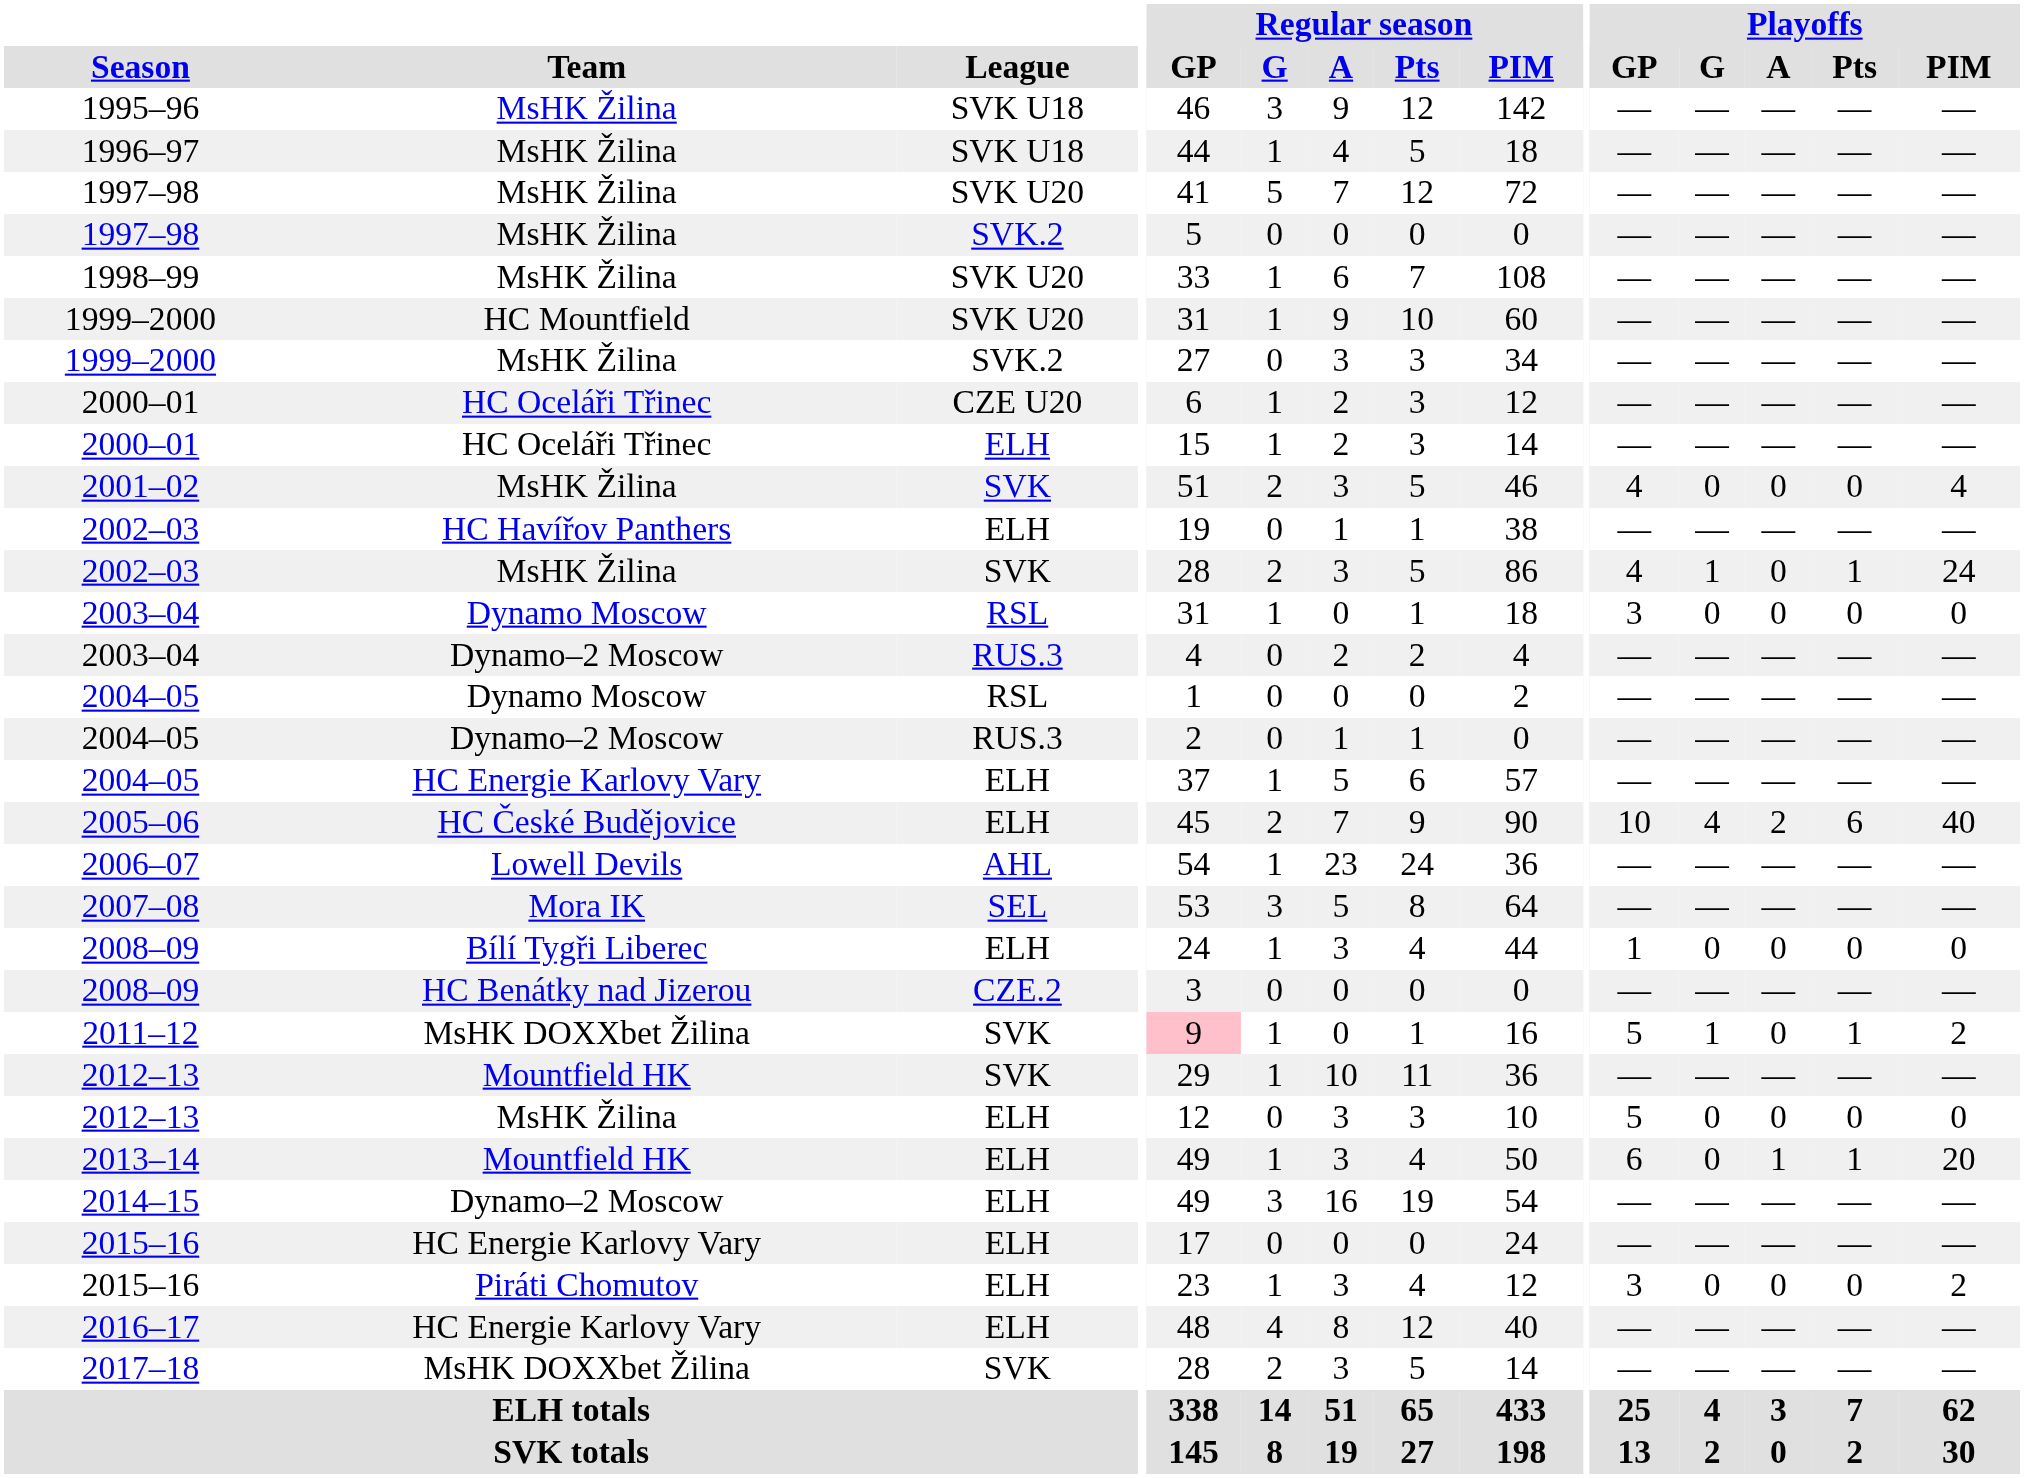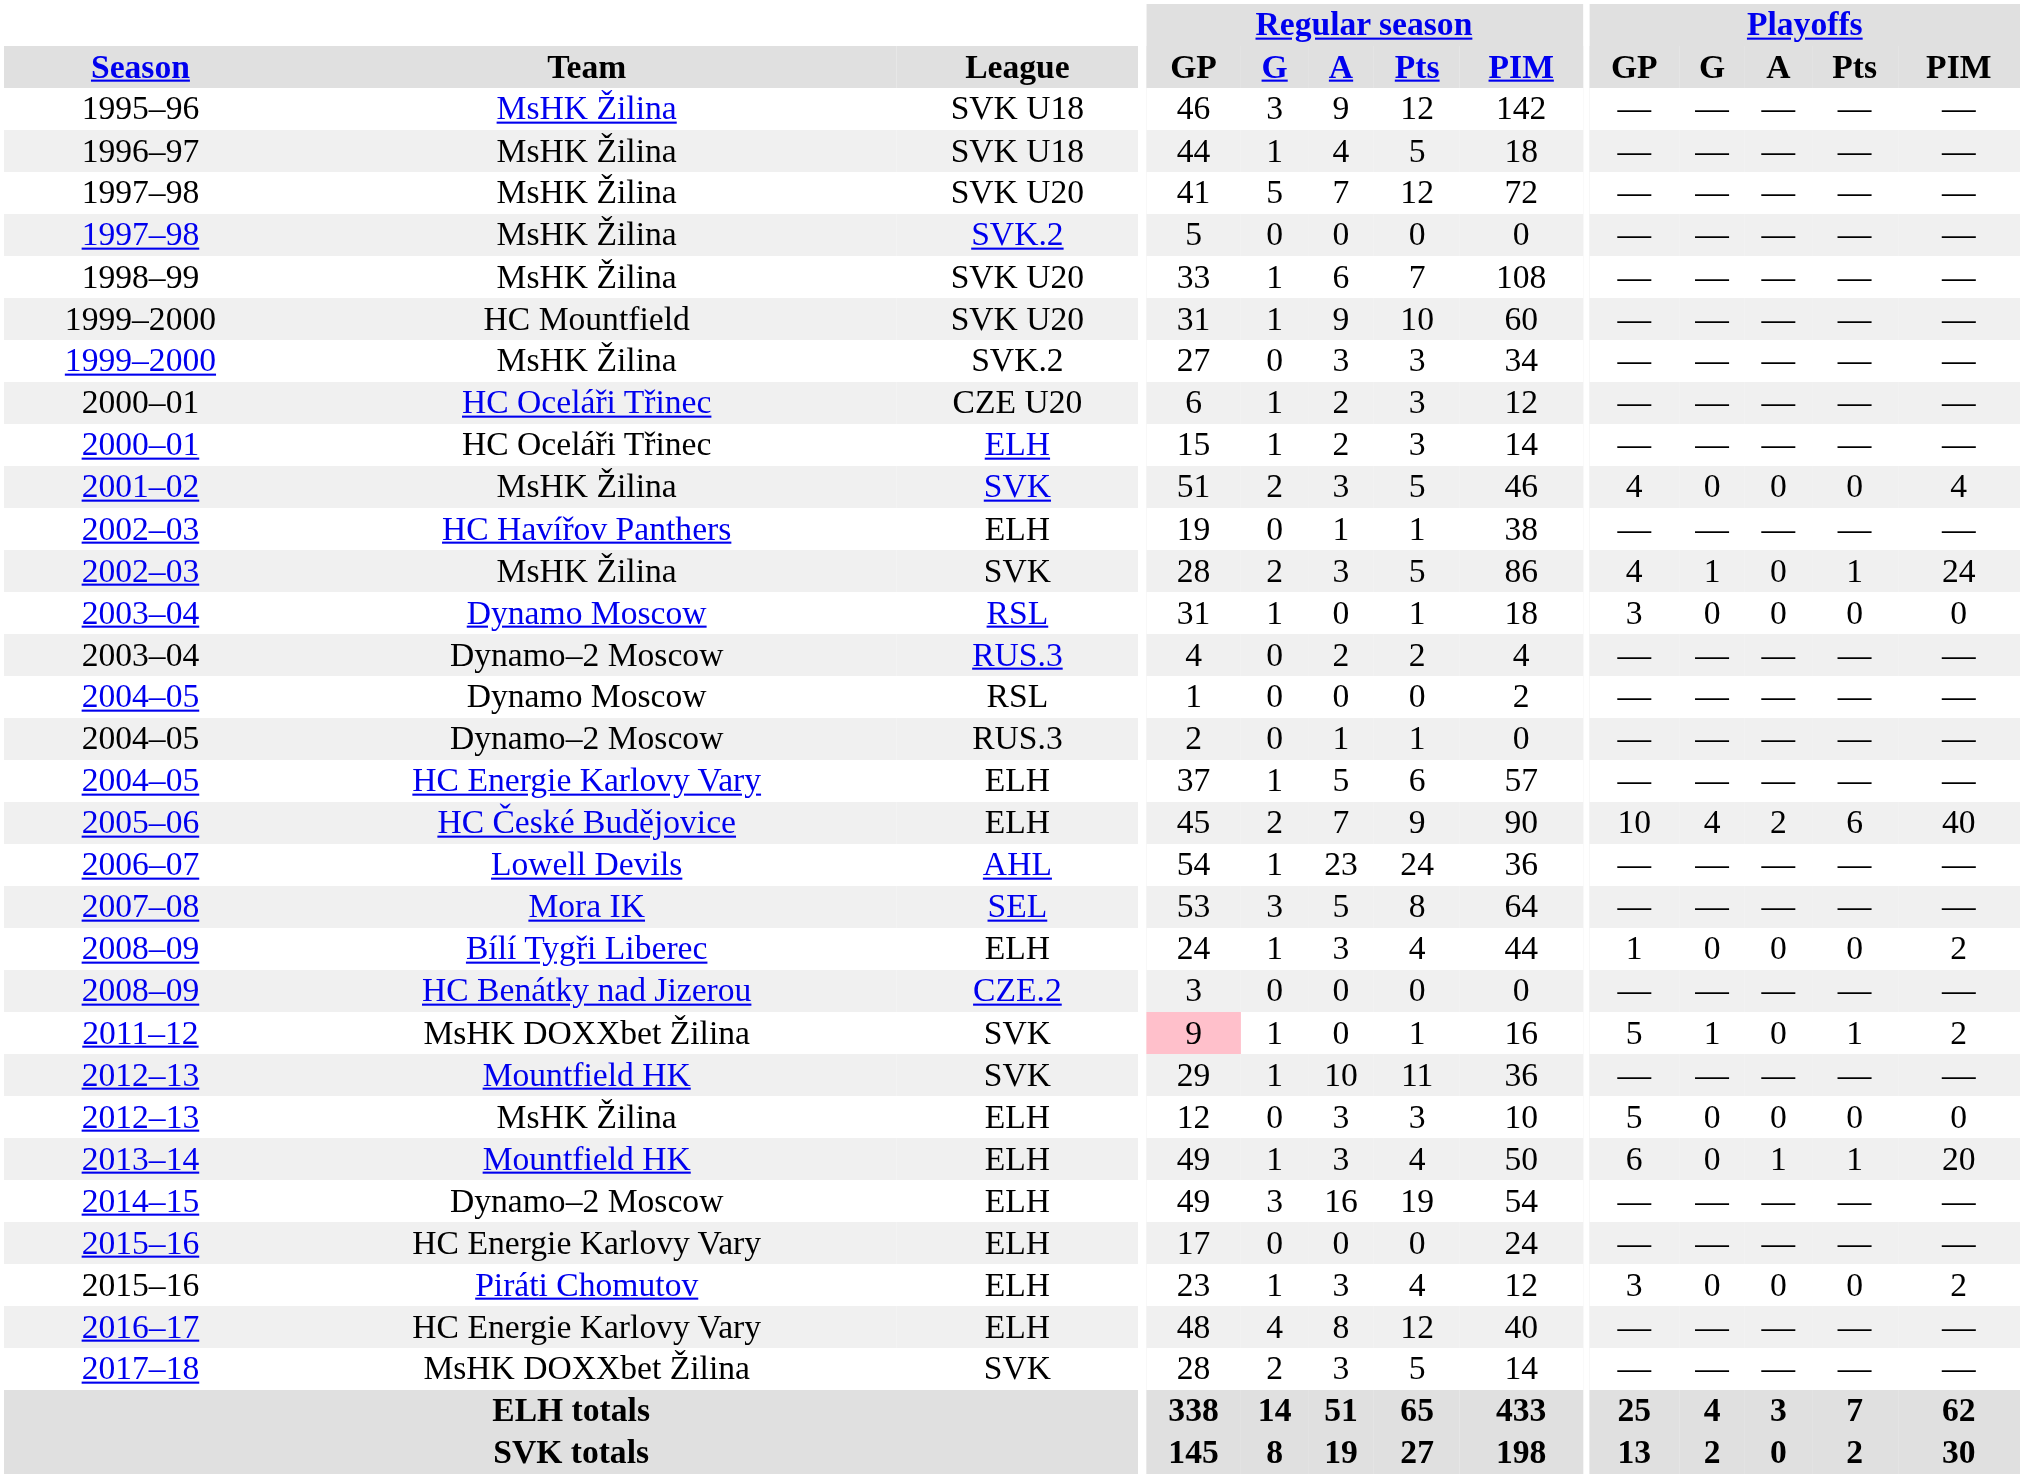(1959, 948) 0 -> (1959, 948) 2
